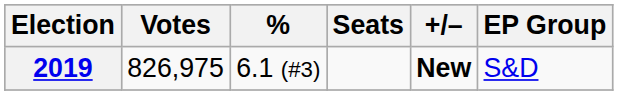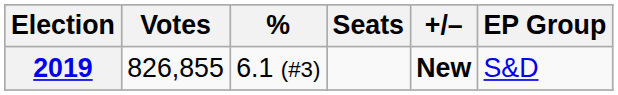(176, 68) 826,975 -> (176, 68) 826,855
